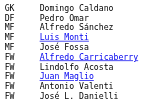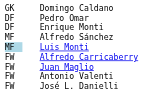+ row: (72, 28)
(10, 37) no background -> (10, 47) lightblue background
- row: (64, 47)
- row: (77, 67)
